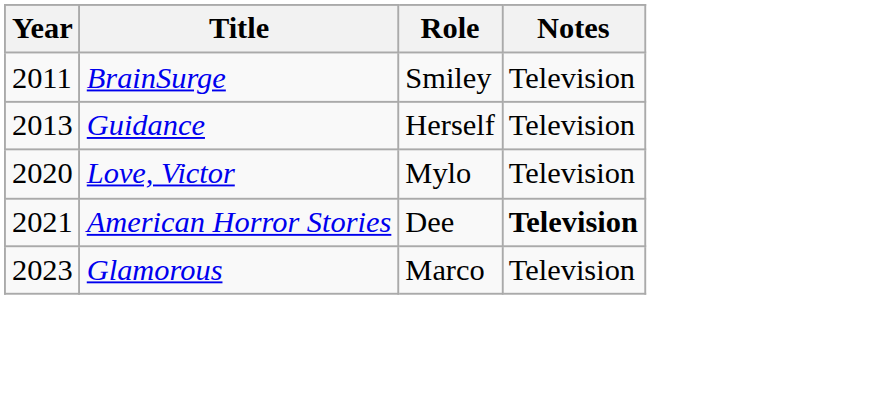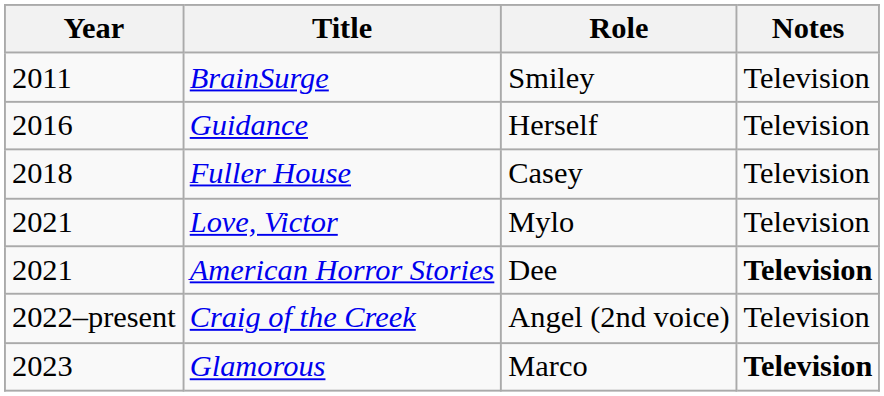(42, 125) 2013 -> (42, 125) 2016
+ row: (270, 173)
(42, 173) 2020 -> (42, 221) 2021
+ row: (303, 317)
(572, 269) normal -> (808, 366) bold
